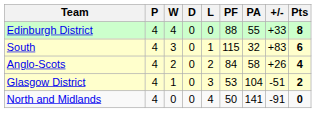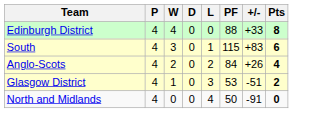- column: (254, 13)
